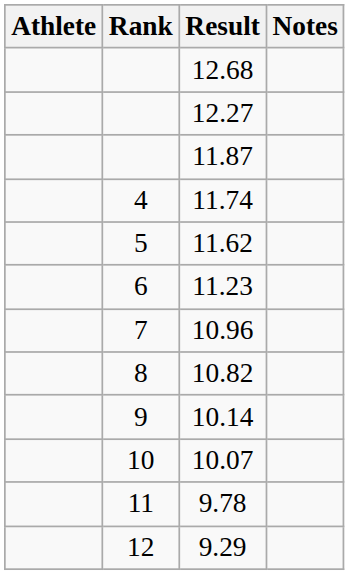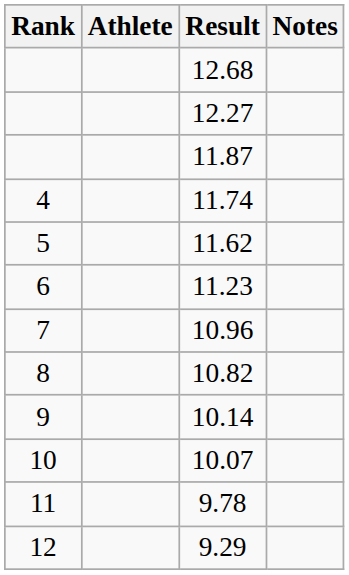columns swapped: (141, 26) <-> (54, 26)
